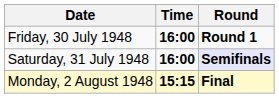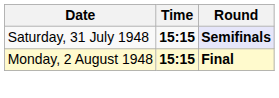- row: (70, 37)
(177, 59) 16:00 -> (177, 37) 15:15
